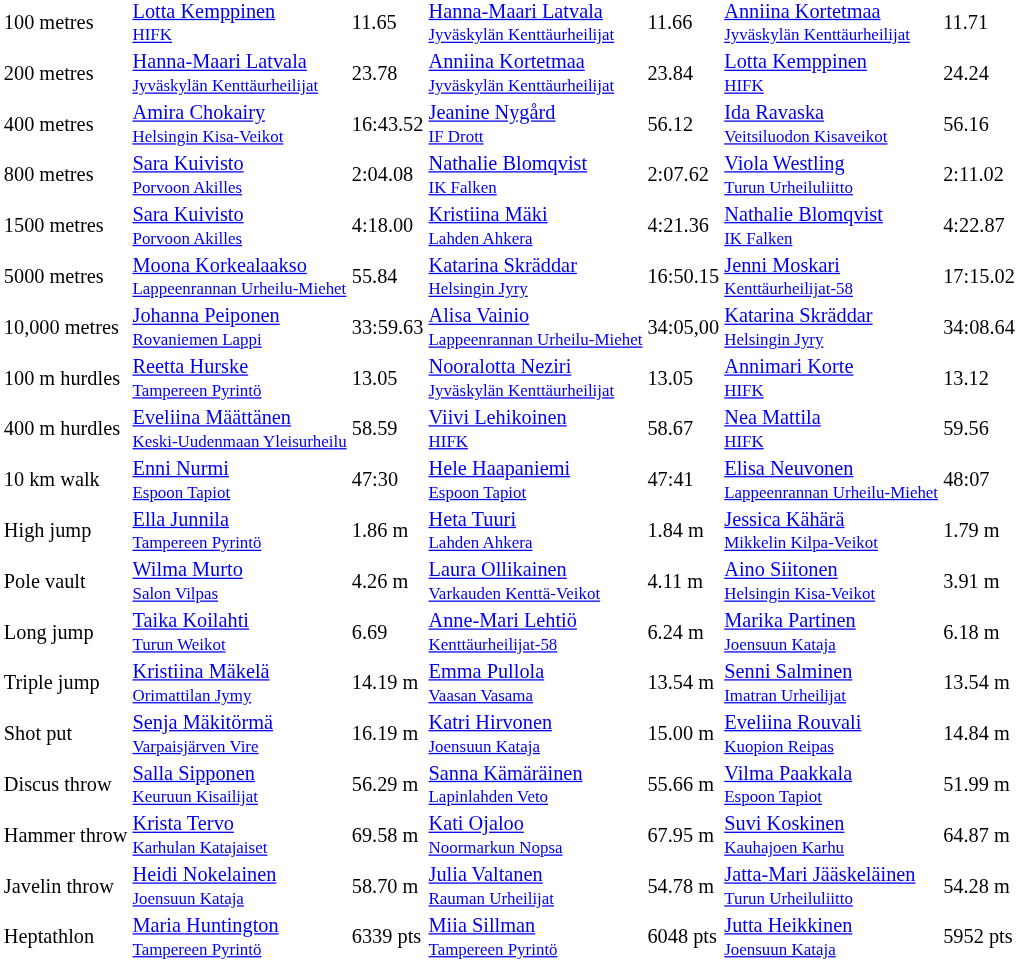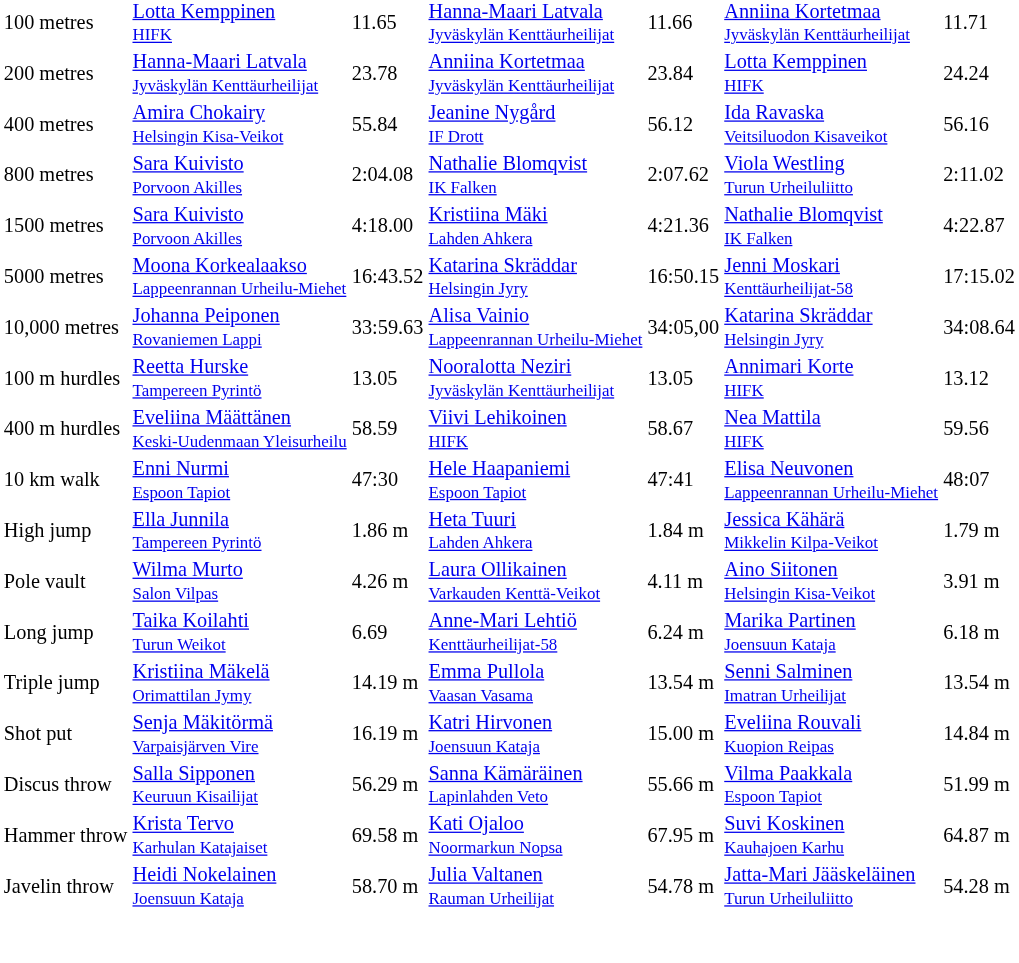(388, 124) 16:43.52 -> (375, 124) 55.84
(375, 276) 55.84 -> (388, 276) 16:43.52
- row: (49, 936)
